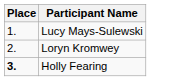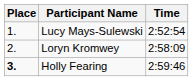+ column: (167, 13)
